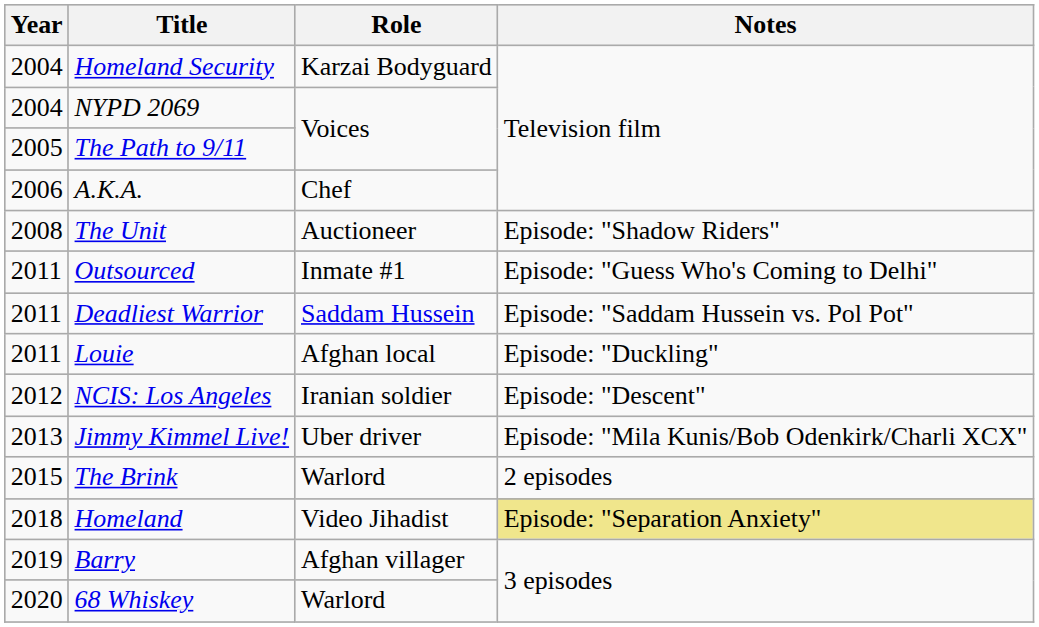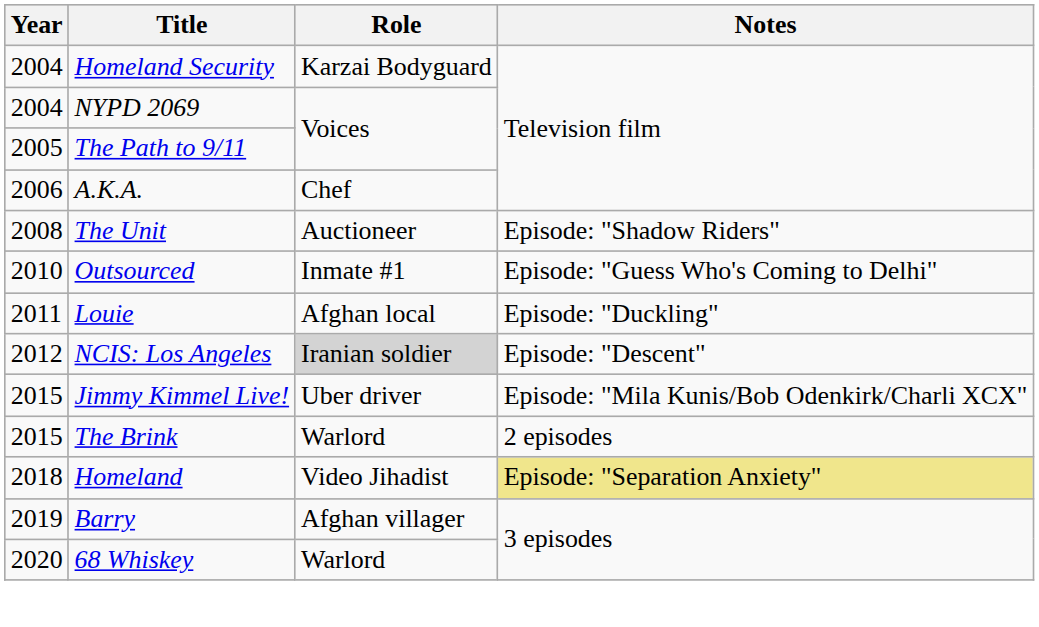(36, 271) 2011 -> (37, 271) 2010
- row: (169, 312)
(376, 395) no background -> (376, 353) lightgrey background
(37, 436) 2013 -> (37, 395) 2015
